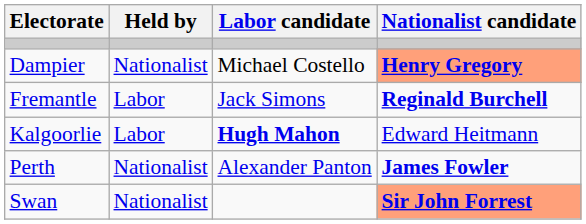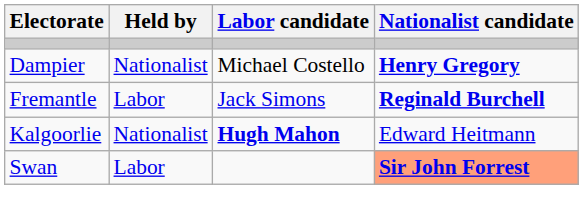(452, 65) lightsalmon background -> (449, 65) no background
(139, 133) Labor -> (161, 133) Nationalist
- row: (32, 167)
(161, 201) Nationalist -> (139, 167) Labor
